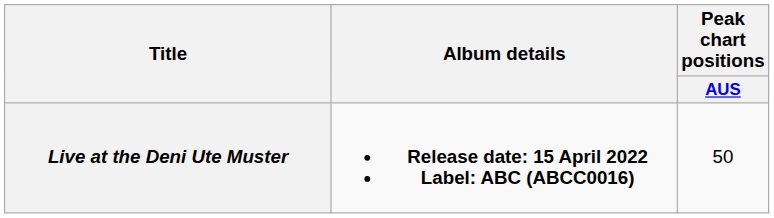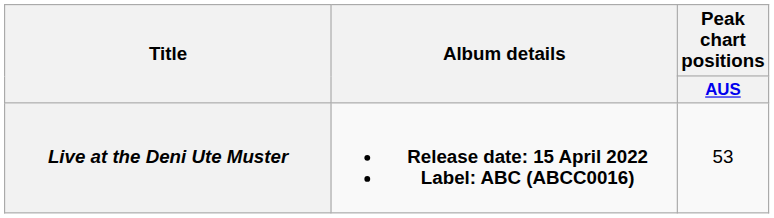(723, 157) 50 -> (723, 157) 53
